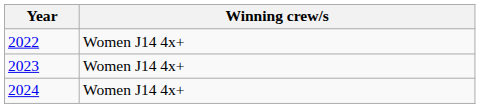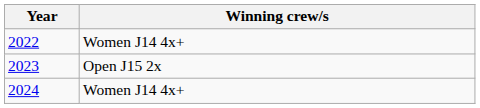(134, 66) Women J14 4x+ -> (122, 66) Open J15 2x
